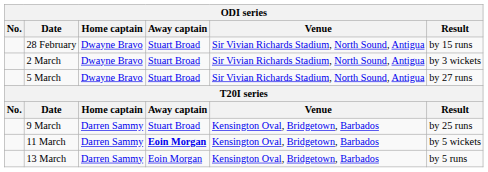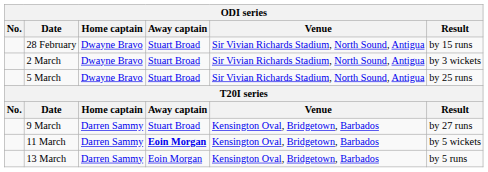(451, 77) by 27 runs -> (451, 77) by 25 runs
(451, 126) by 25 runs -> (451, 126) by 27 runs
